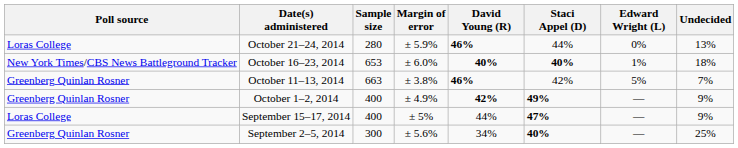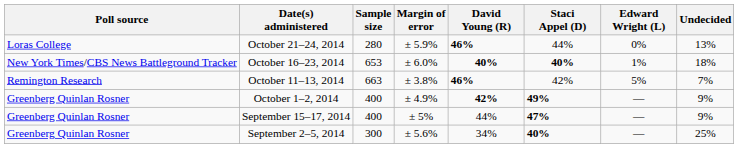(68, 80) Greenberg Quinlan Rosner -> (54, 80) Remington Research
(39, 116) Loras College -> (68, 116) Greenberg Quinlan Rosner
